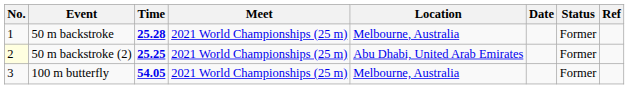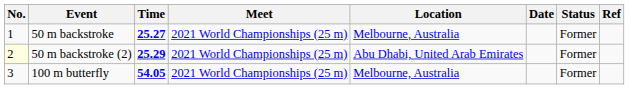(151, 34) 25.28 -> (151, 34) 25.27
(151, 53) 25.25 -> (151, 53) 25.29
